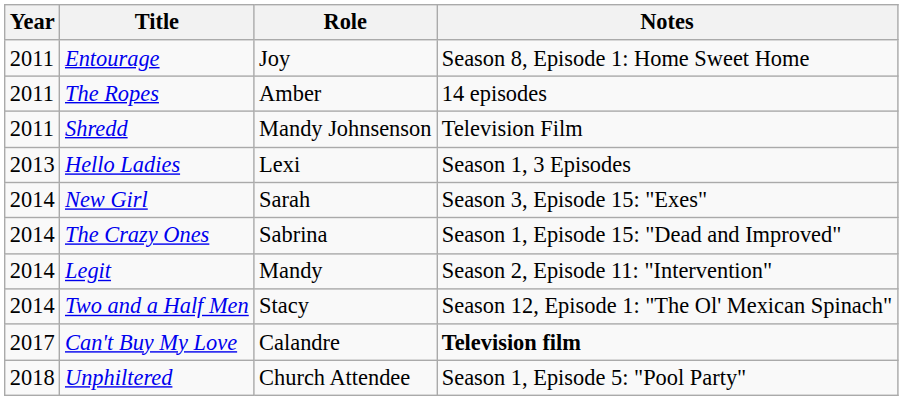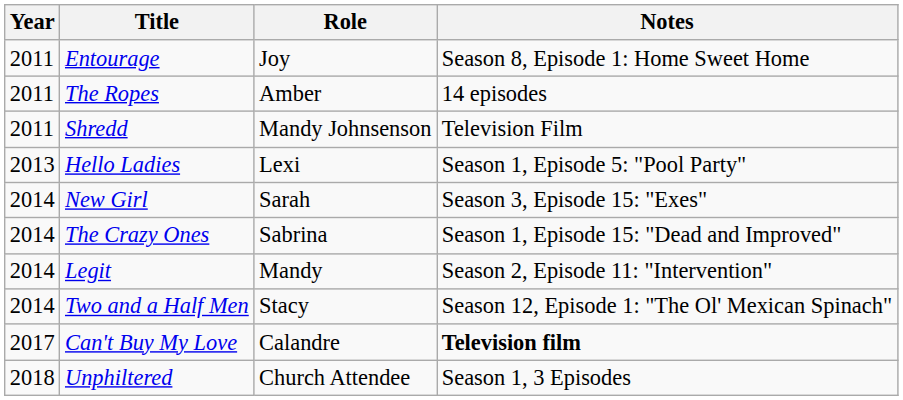(536, 164) Season 1, 3 Episodes -> (594, 164) Season 1, Episode 5: "Pool Party"
(594, 377) Season 1, Episode 5: "Pool Party" -> (536, 377) Season 1, 3 Episodes
